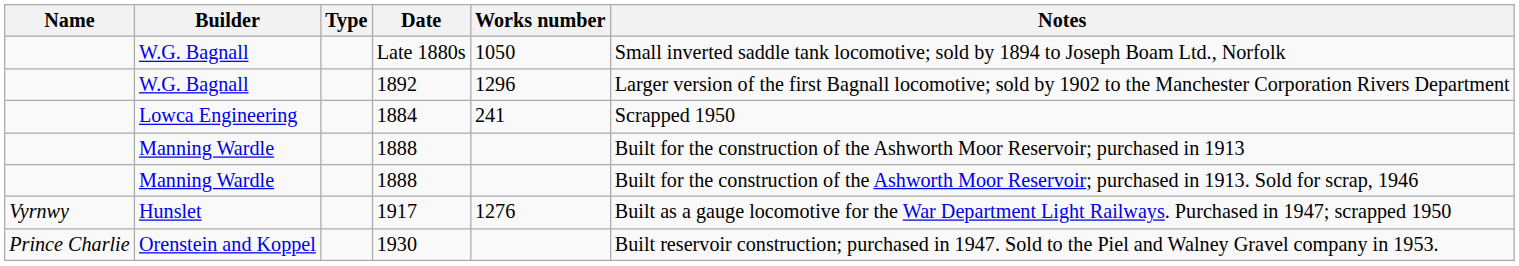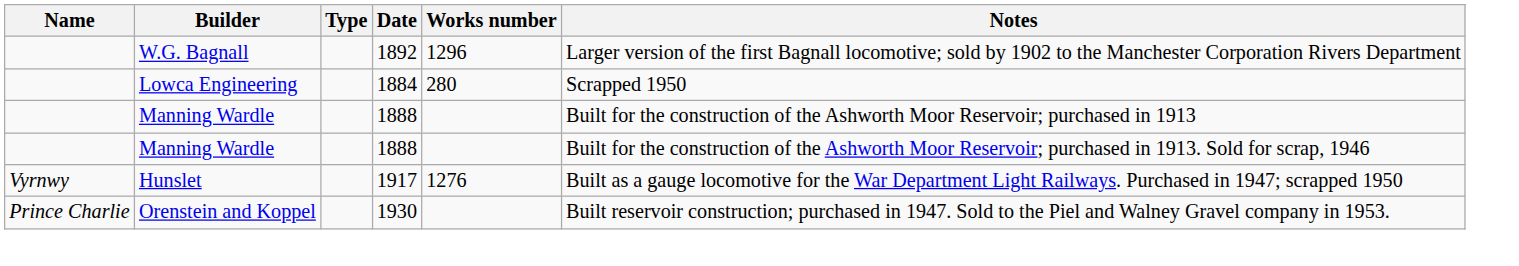- row: (194, 52)
(490, 116) 241 -> (441, 84) 280
